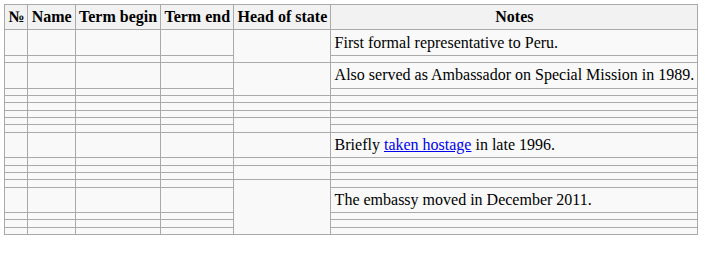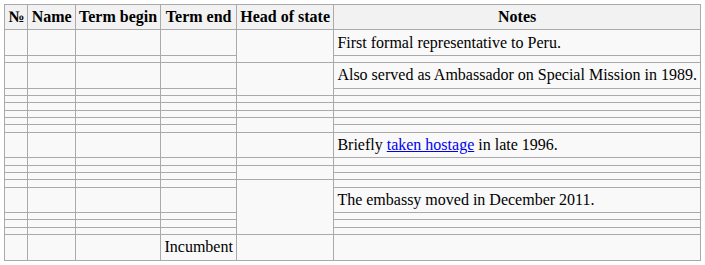+ row: (16, 247)
